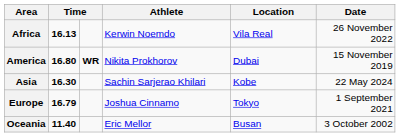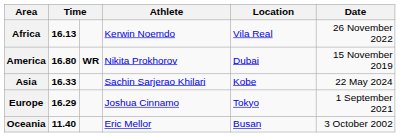(64, 81) 16.30 -> (64, 81) 16.33
(64, 103) 16.79 -> (64, 103) 16.29
